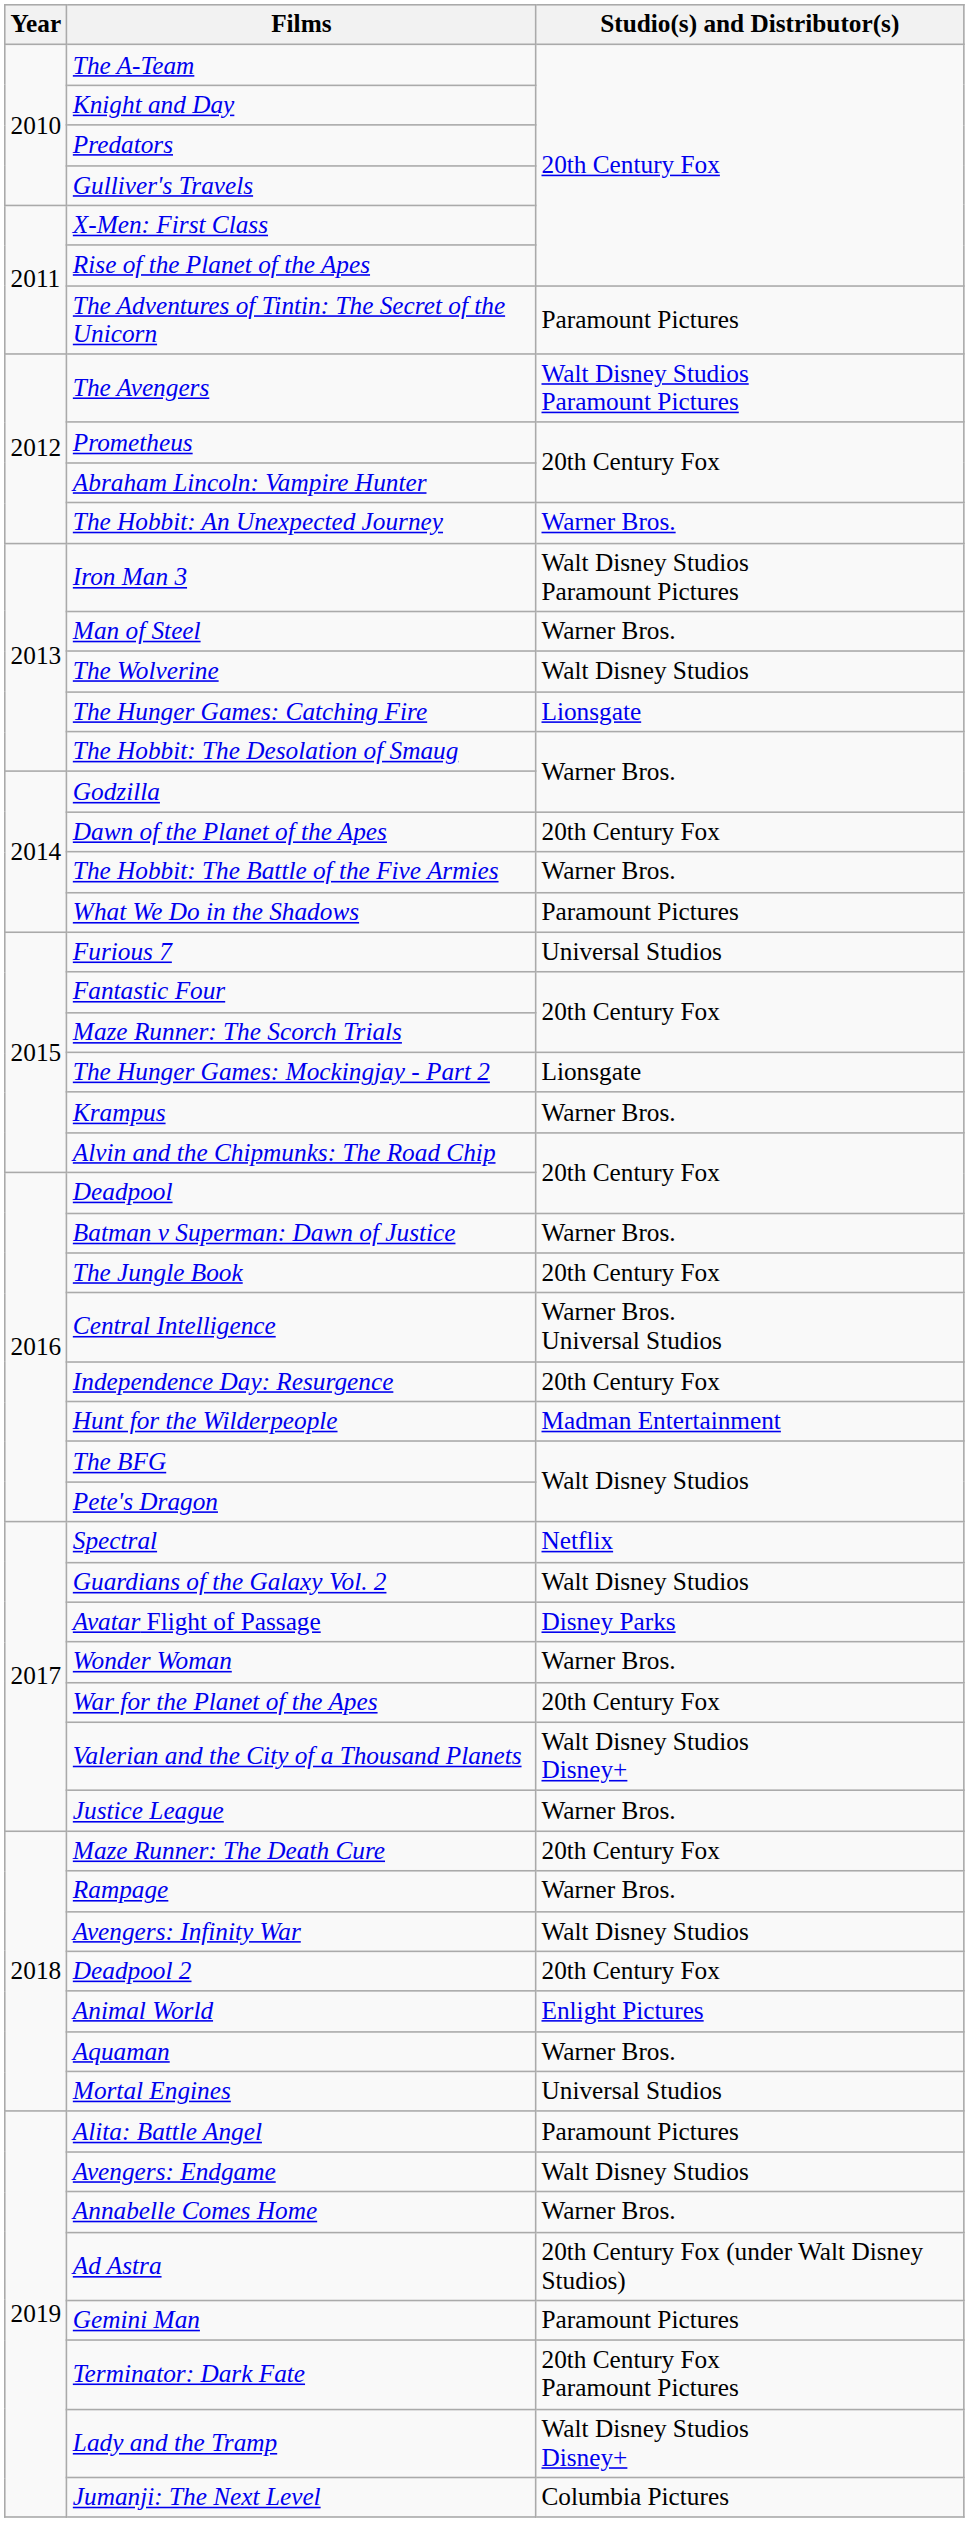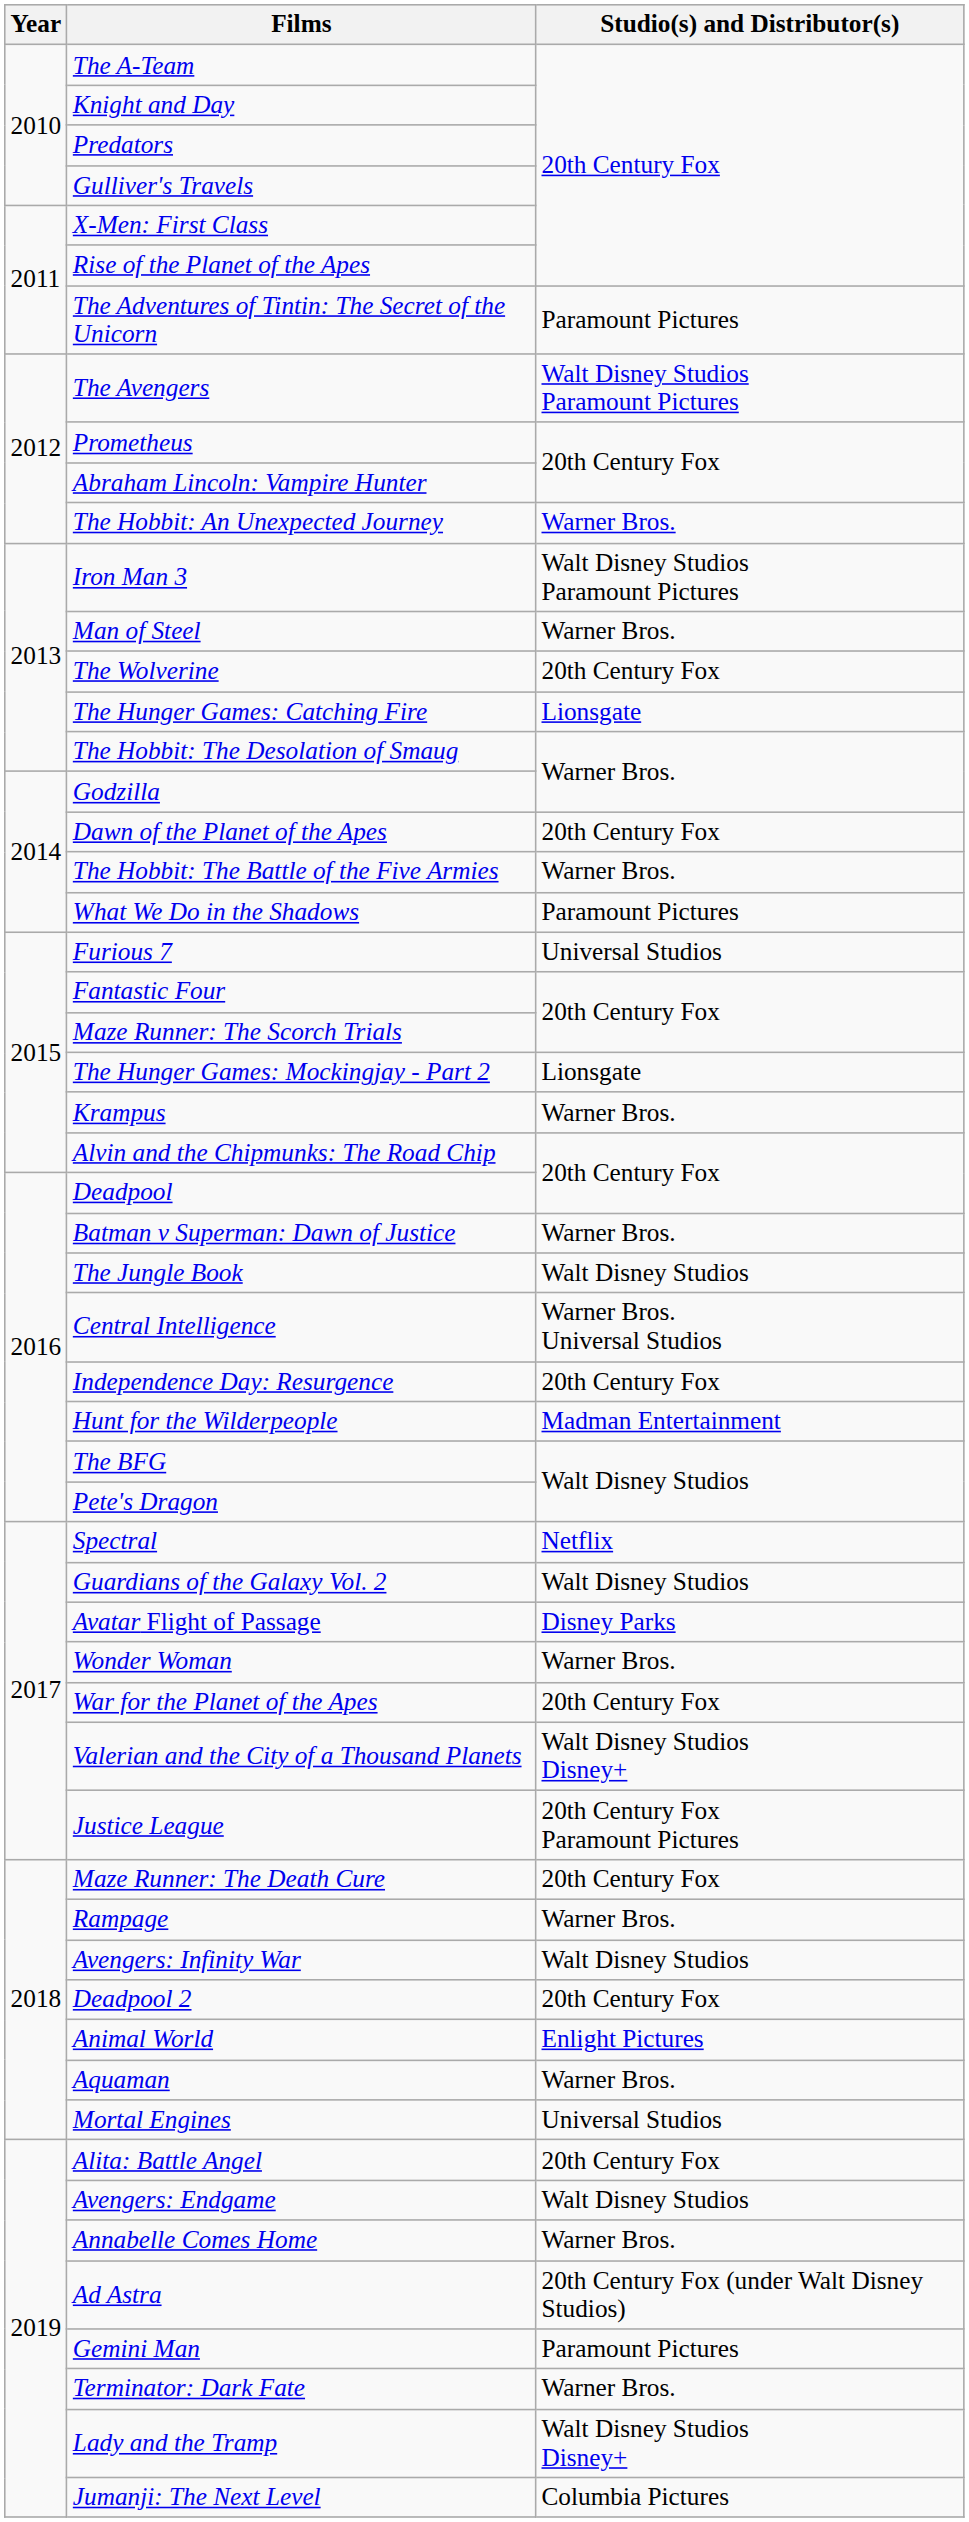(645, 671) Walt Disney Studios -> (631, 671) 20th Century Fox
(631, 1272) 20th Century Fox -> (645, 1272) Walt Disney Studios
(609, 1810) Warner Bros. -> (640, 1824) 20th Century Fox Paramount Pictures
(640, 2131) Paramount Pictures -> (631, 2159) 20th Century Fox
(640, 2374) 20th Century Fox Paramount Pictures -> (609, 2388) Warner Bros.
